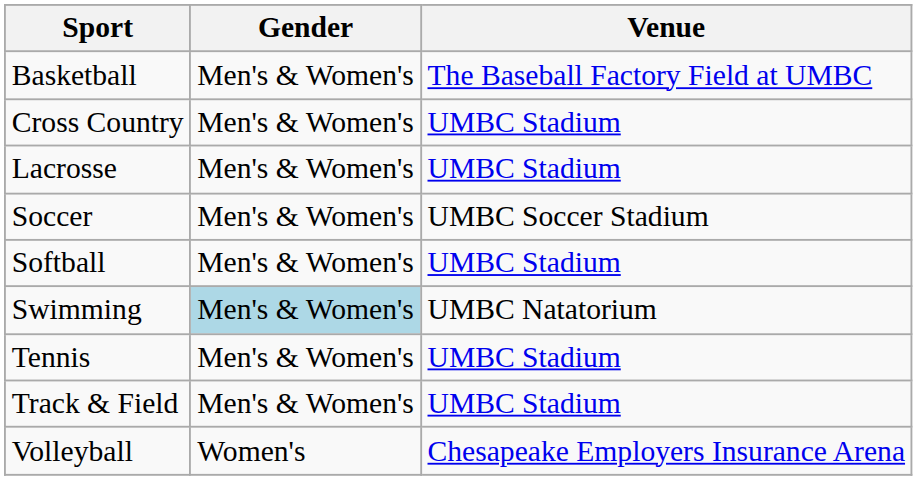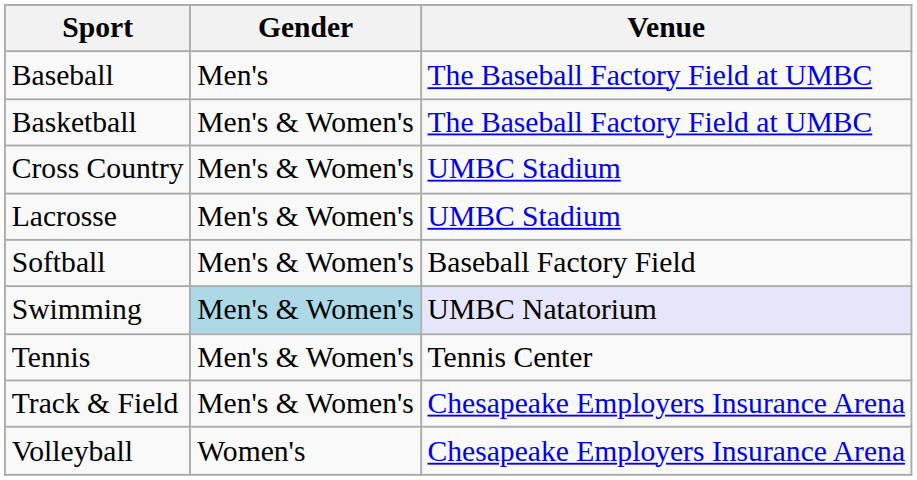+ row: (63, 74)
- row: (52, 215)
(524, 262) UMBC Stadium -> (562, 262) Baseball Factory Field
(542, 309) no background -> (542, 309) lavender background
(524, 356) UMBC Stadium -> (510, 356) Tennis Center
(524, 403) UMBC Stadium -> (666, 403) Chesapeake Employers Insurance Arena
